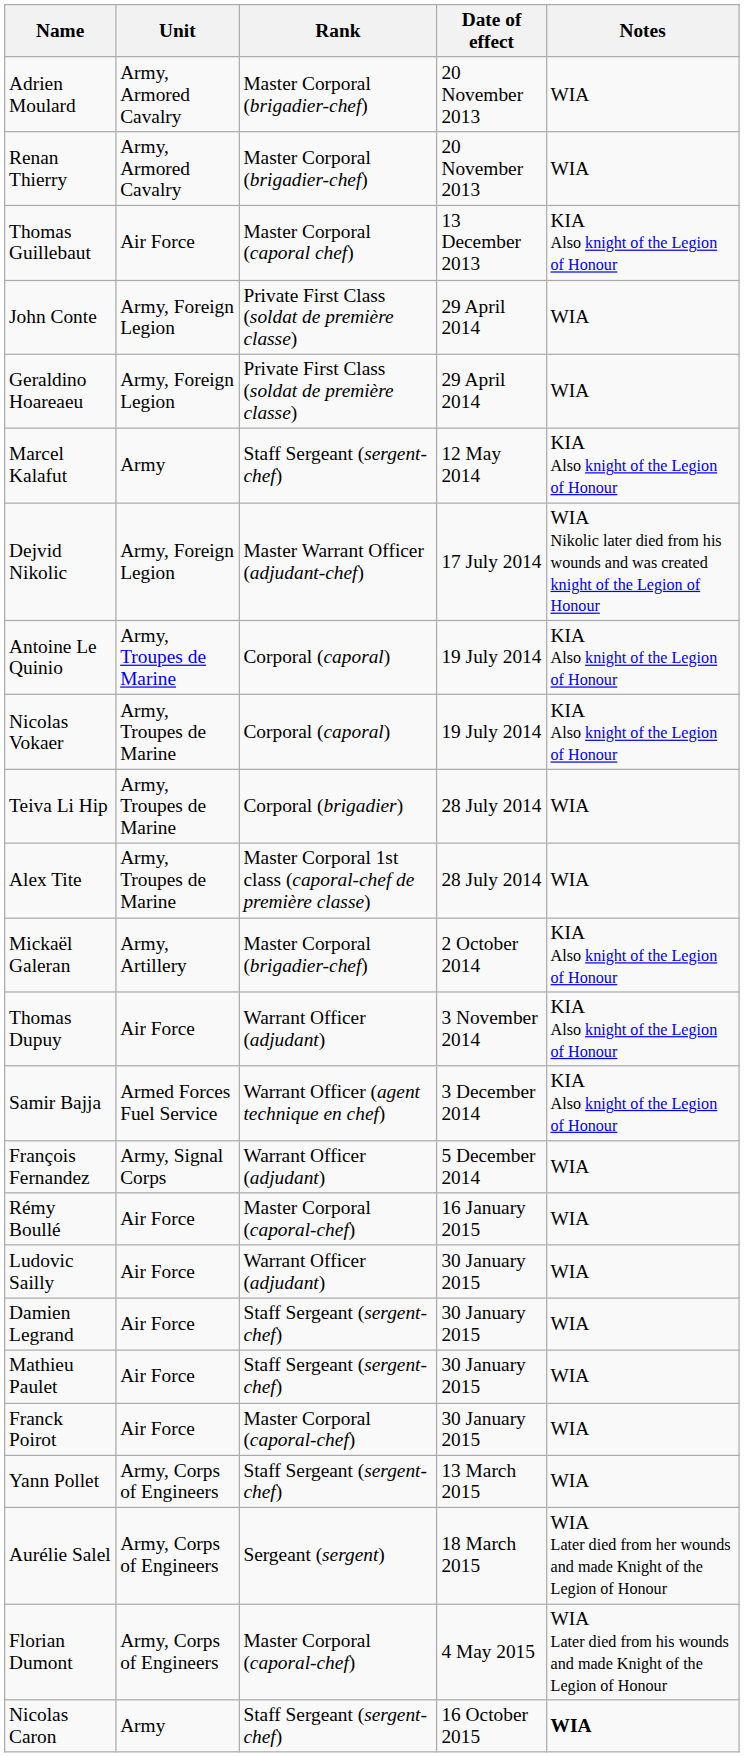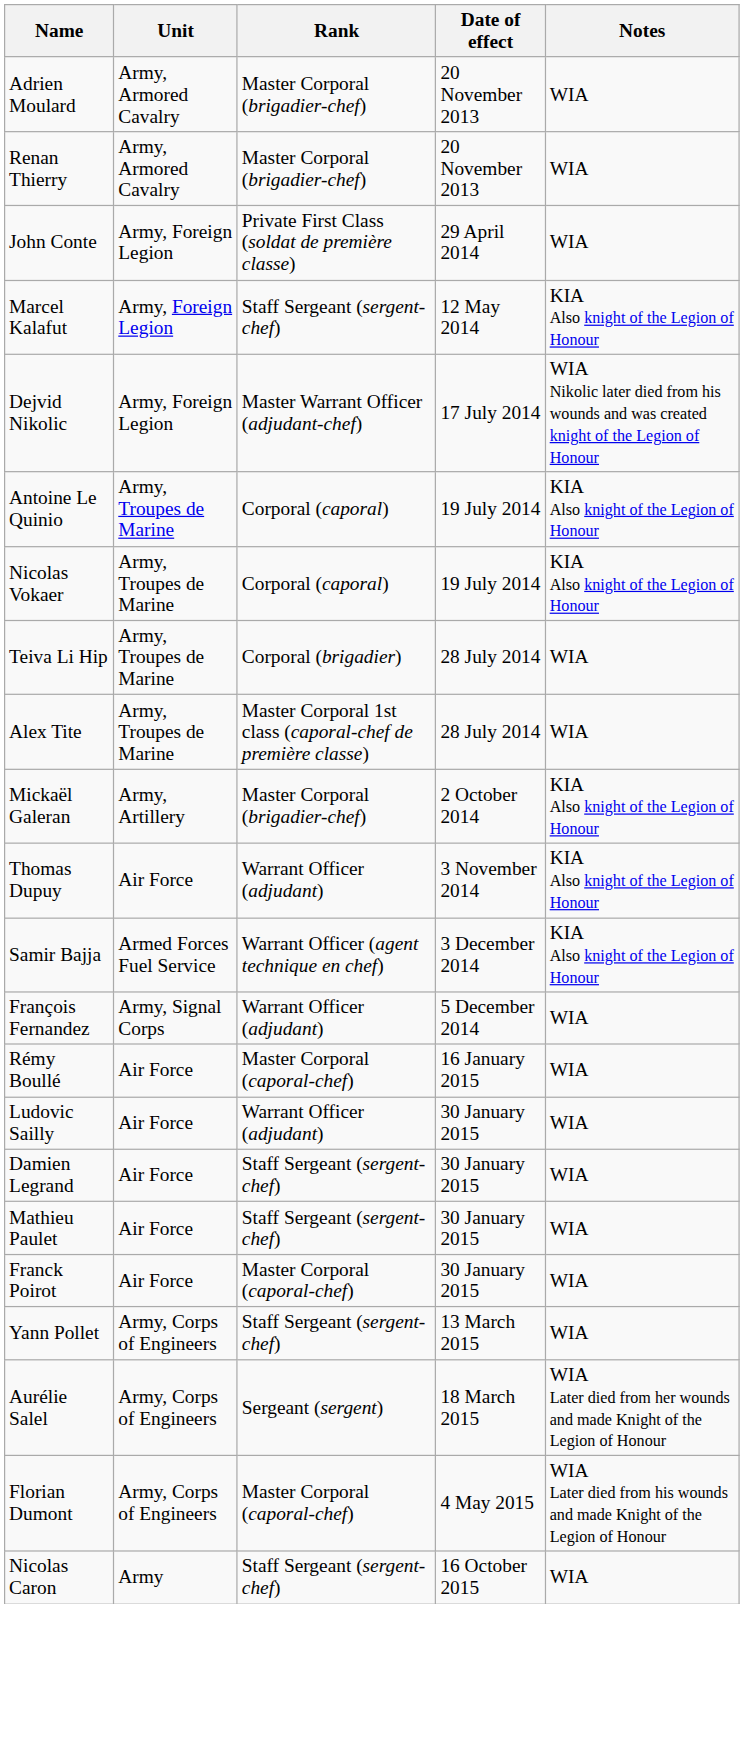- row: (50, 242)
- row: (48, 391)
(143, 465) Army -> (175, 316) Army, Foreign Legion
(571, 1725) bold -> (569, 1577) normal
